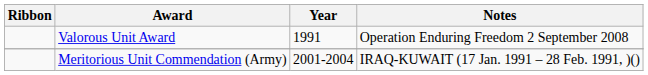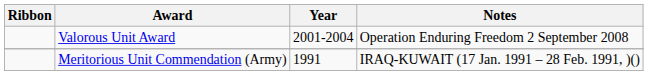(307, 37) 1991 -> (323, 37) 2001-2004
(323, 59) 2001-2004 -> (307, 59) 1991
